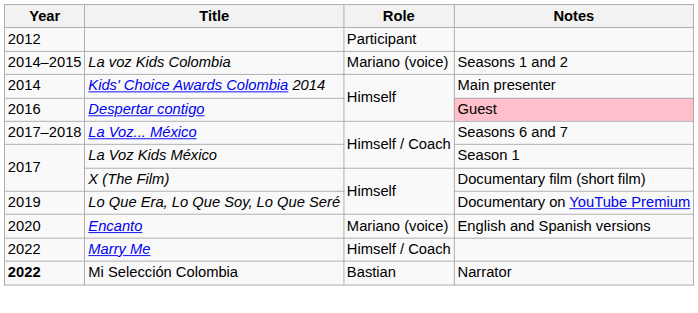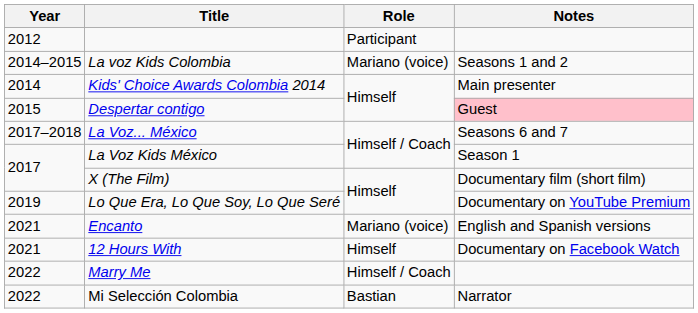(24, 109) 2016 -> (24, 109) 2015
(24, 226) 2020 -> (24, 226) 2021
+ row: (135, 249)
(24, 272) bold -> (24, 296) normal
